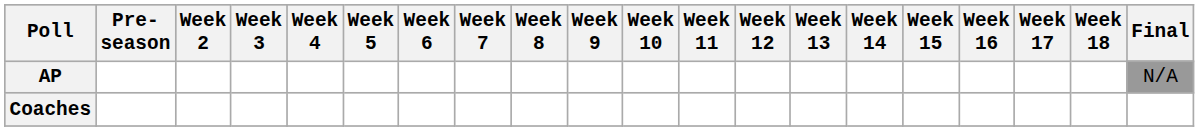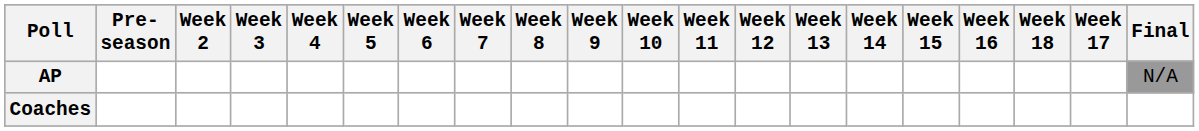columns swapped: (1043, 32) <-> (1099, 32)
